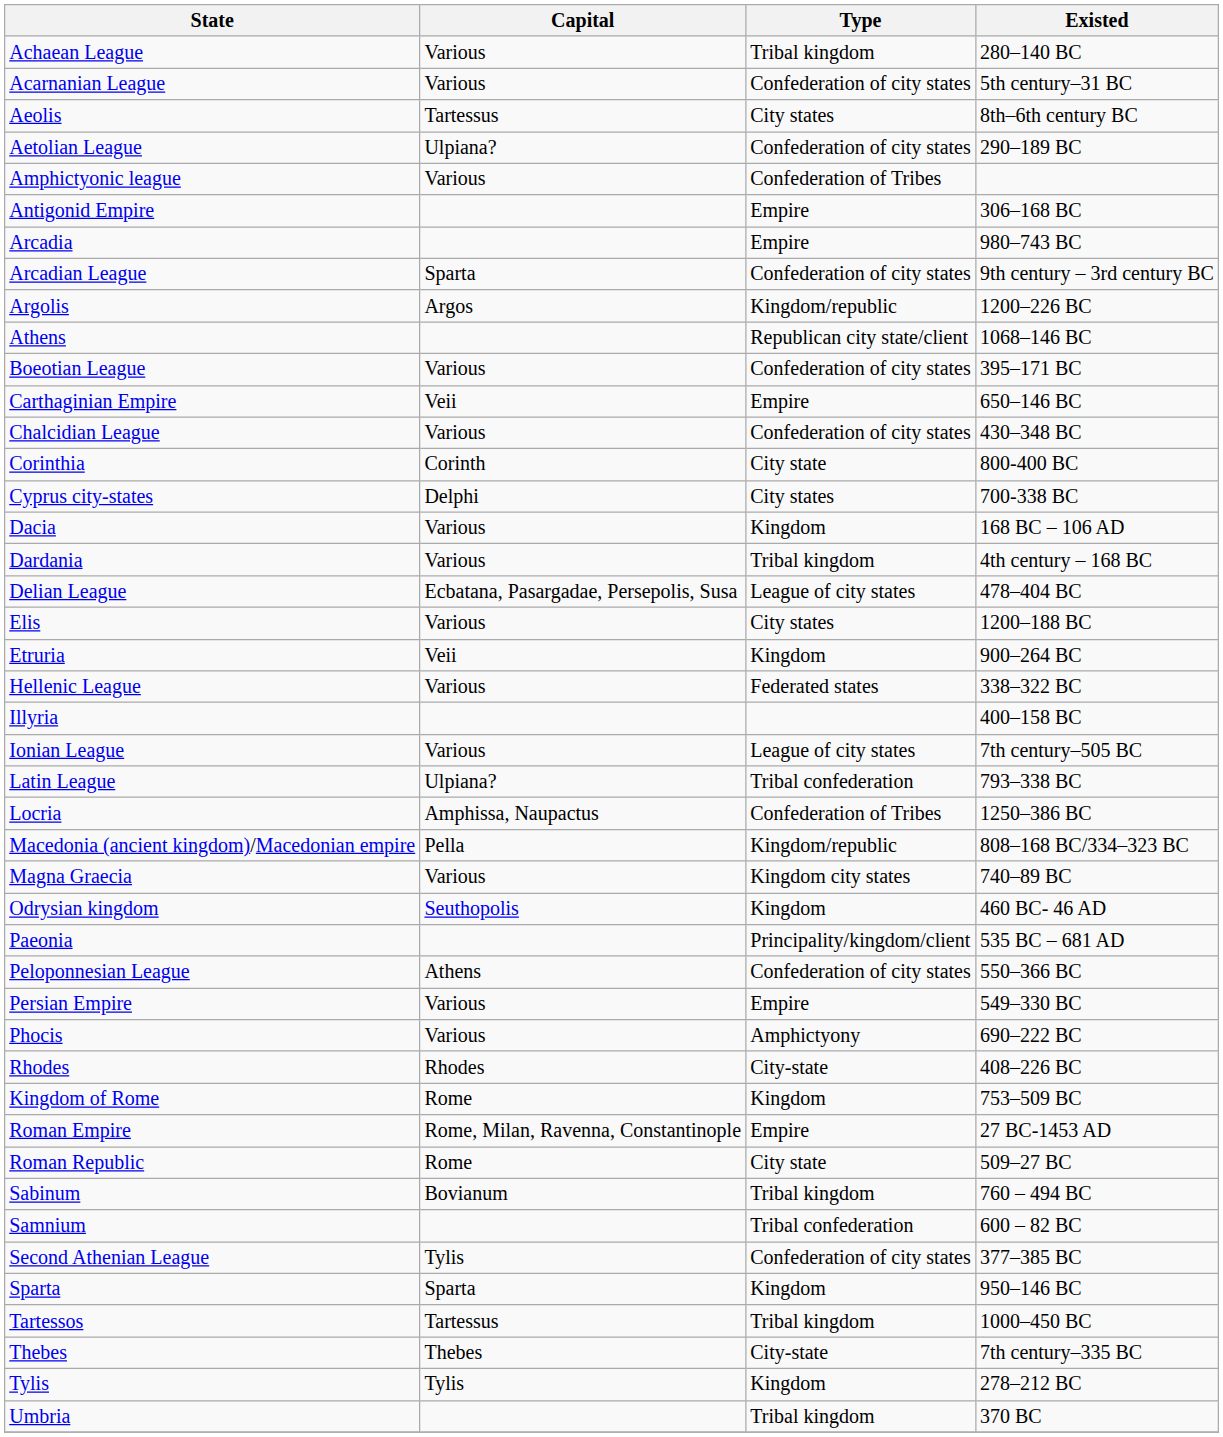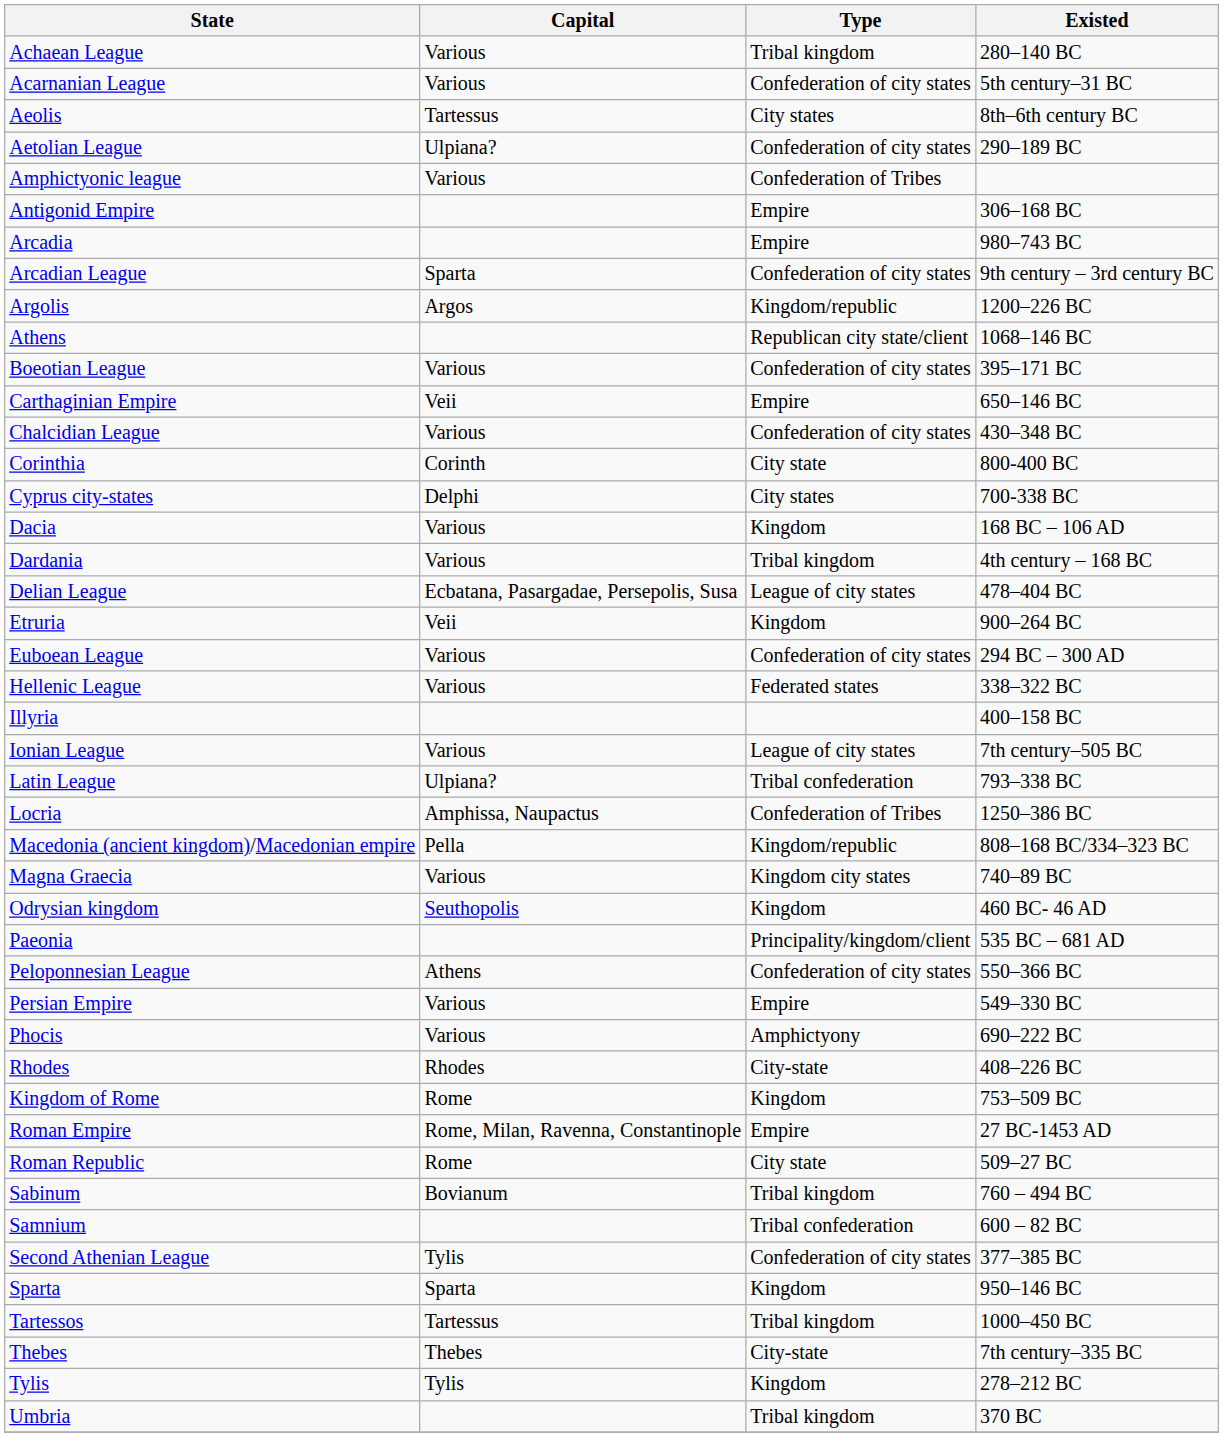- row: (25, 623)
+ row: (76, 654)
